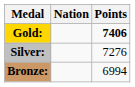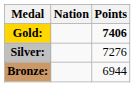(115, 71) 6994 -> (115, 71) 6944
